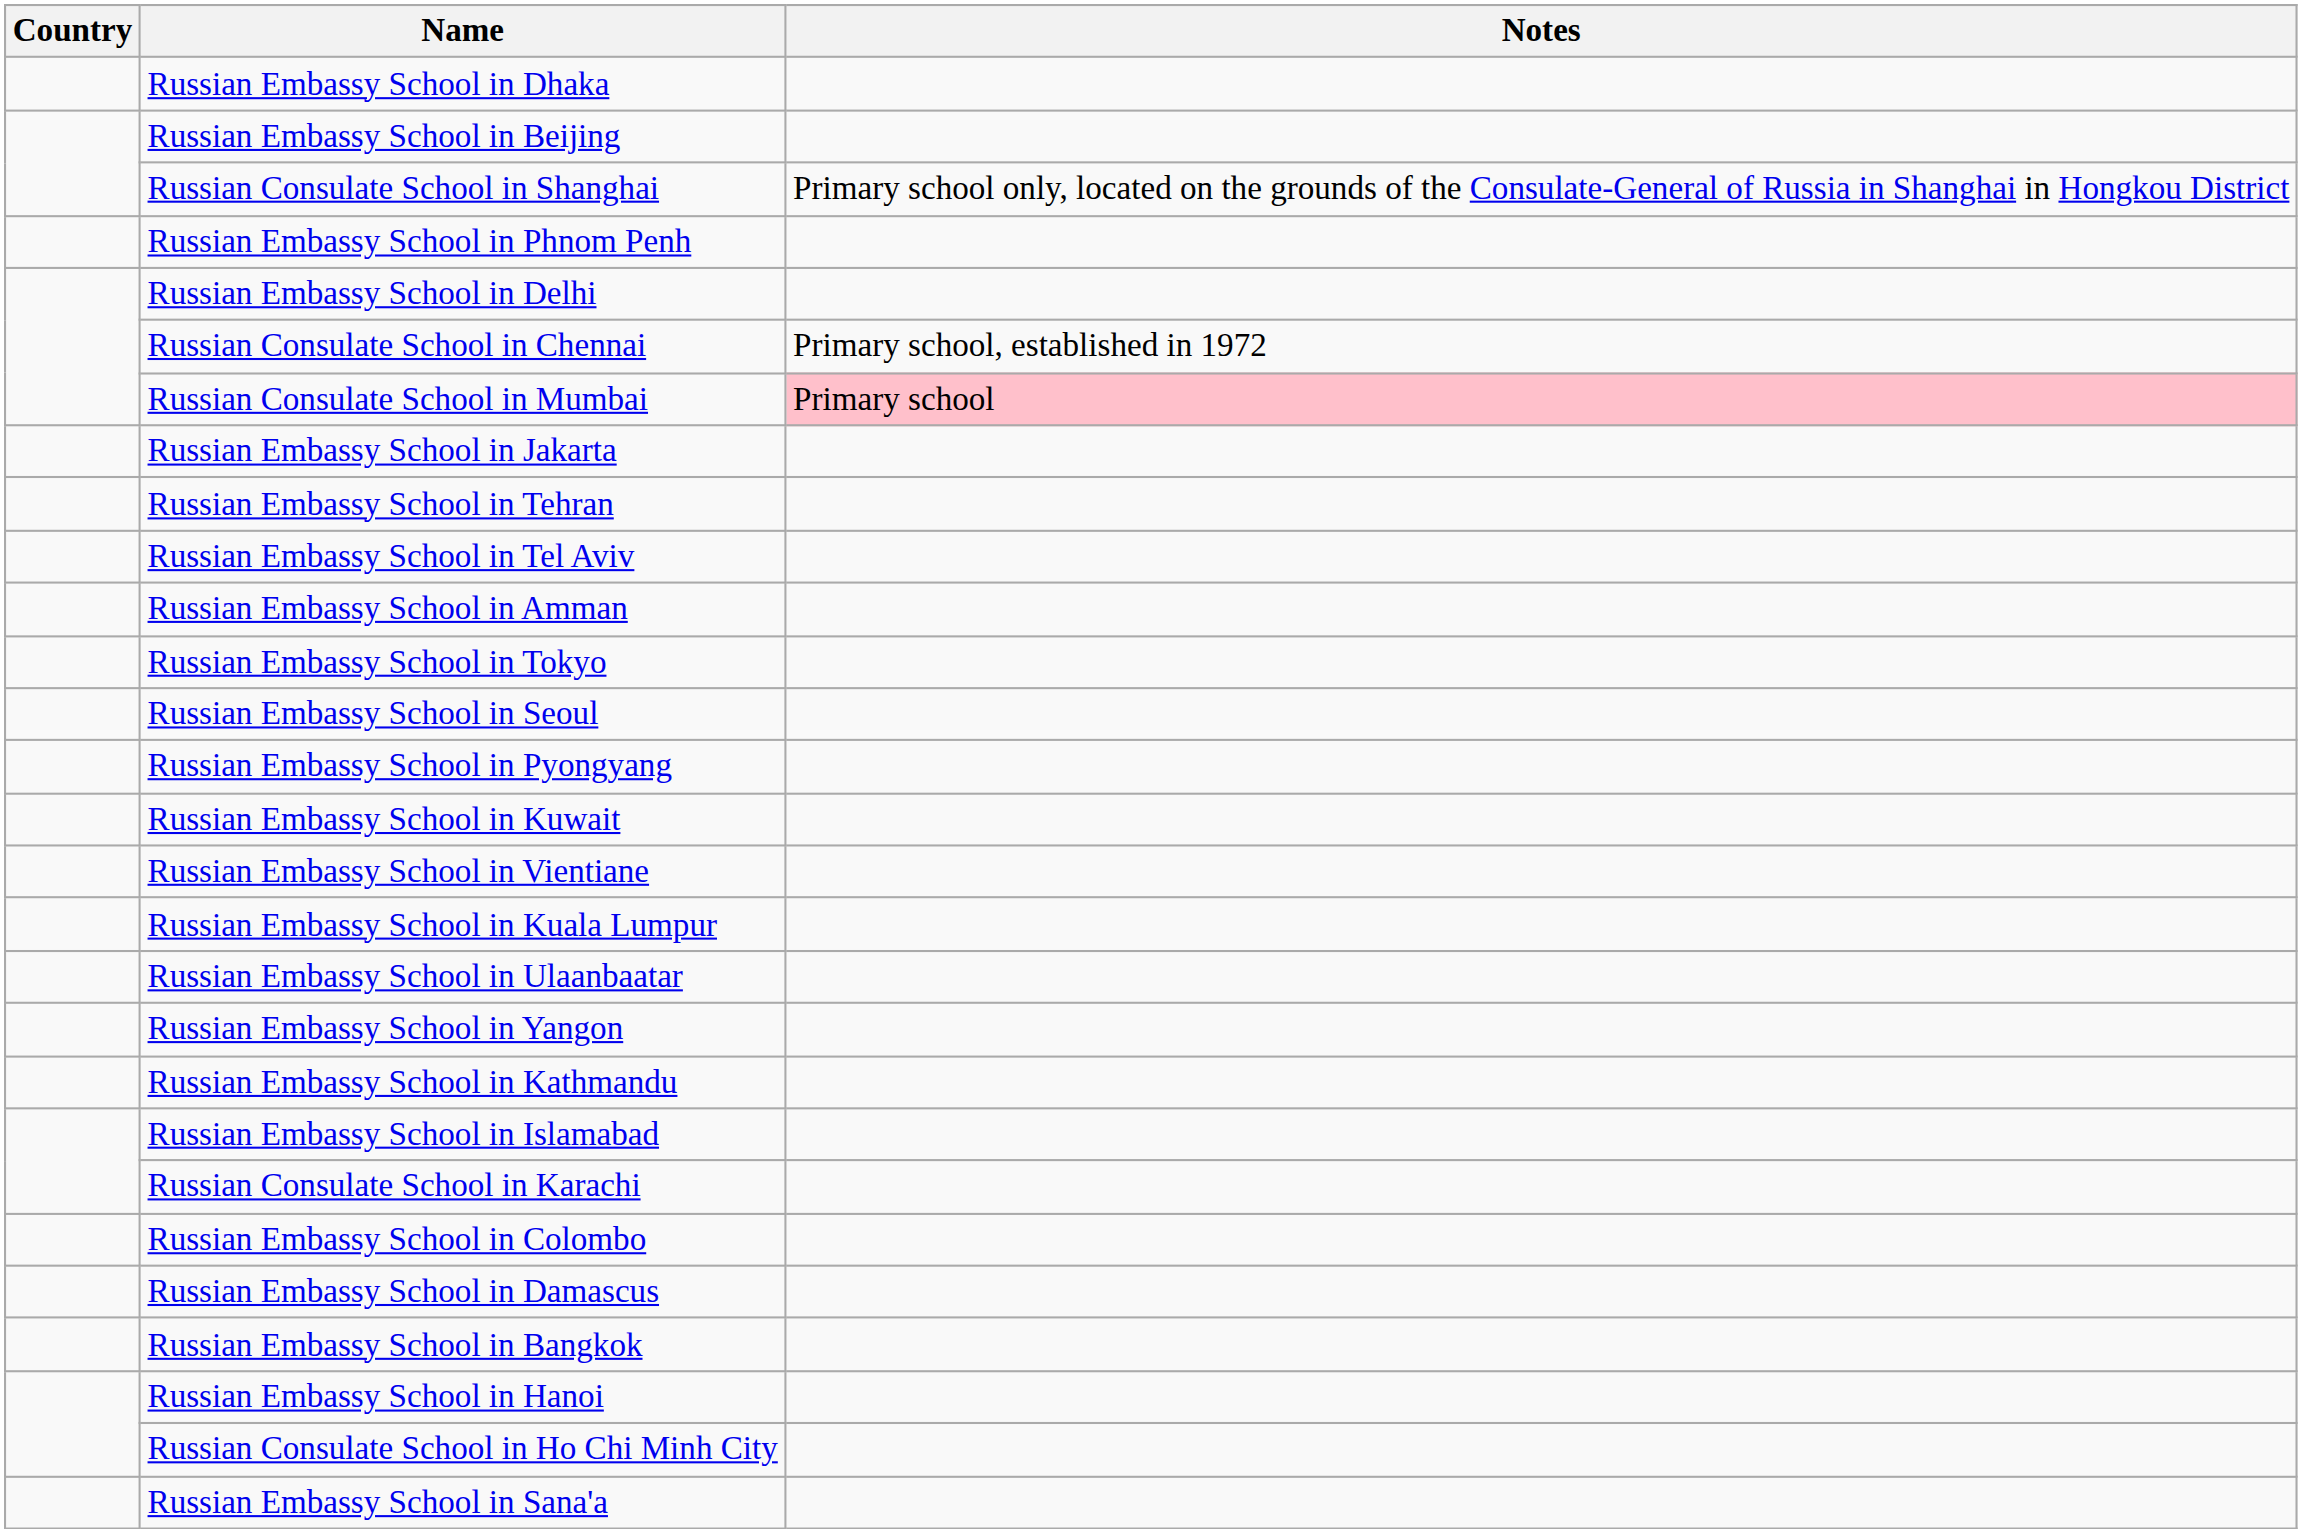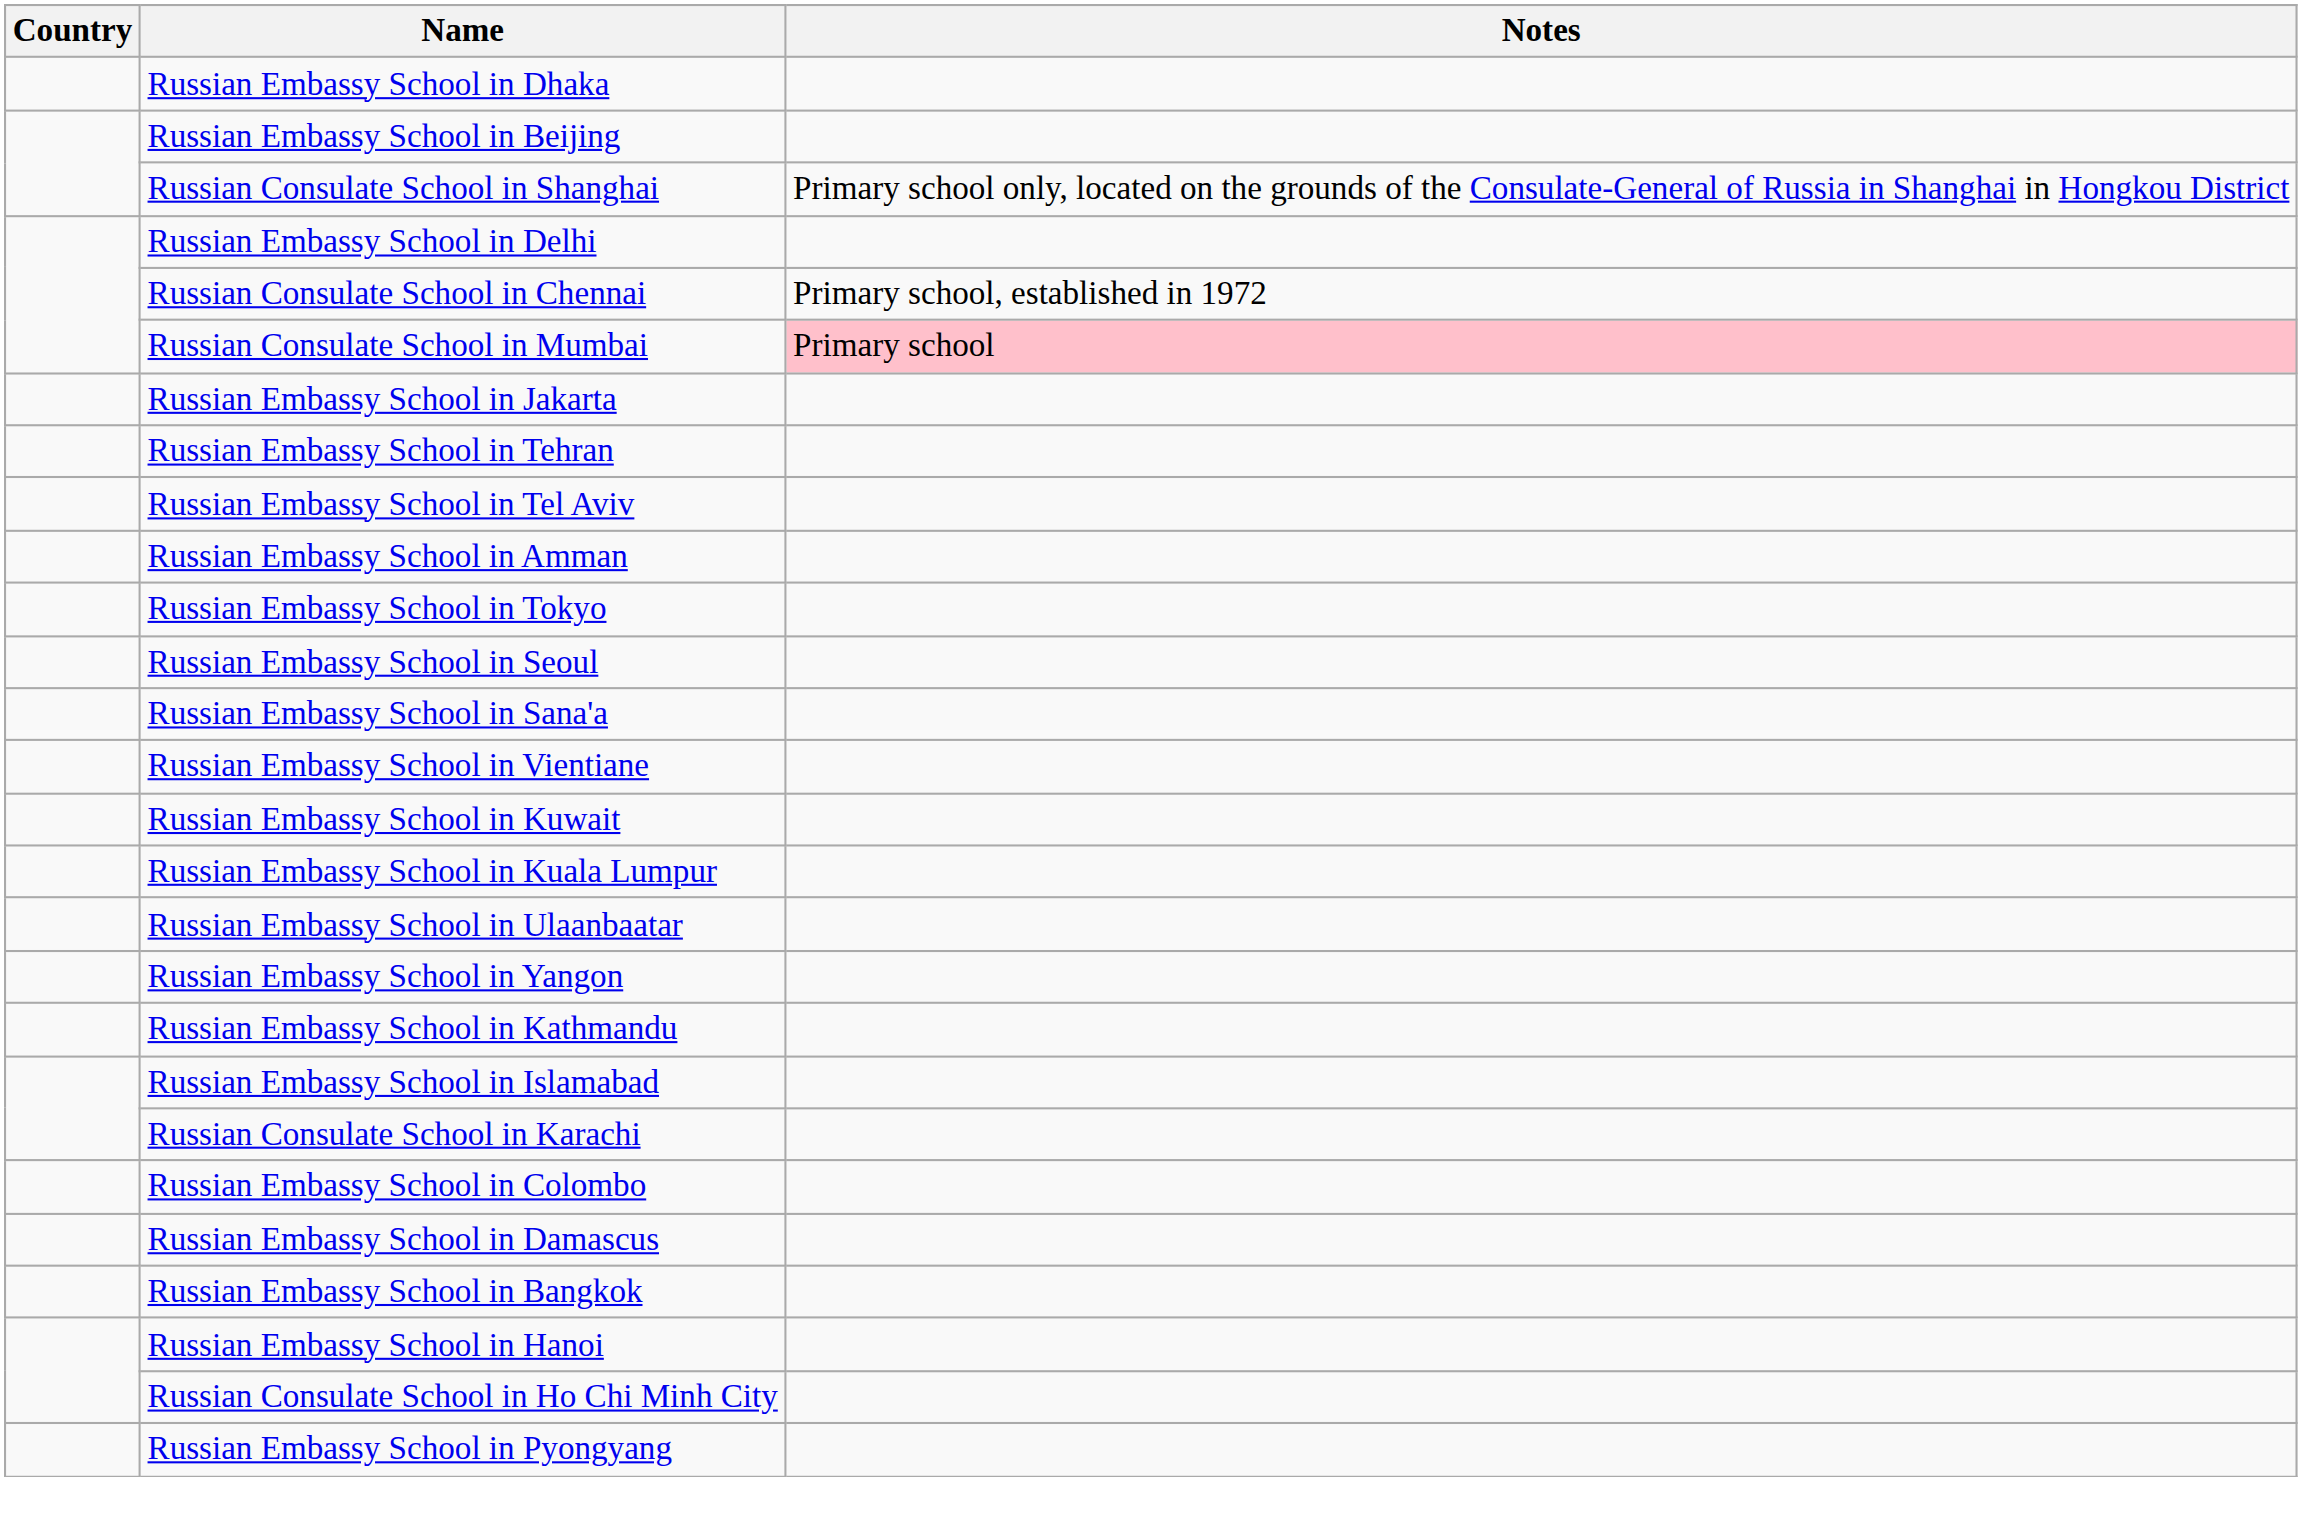- row: (419, 240)
rows swapped: (410, 766) <-> (378, 1501)
rows swapped: (384, 818) <-> (398, 871)
